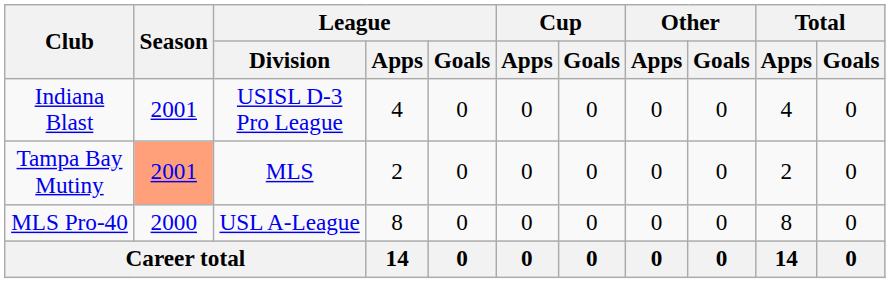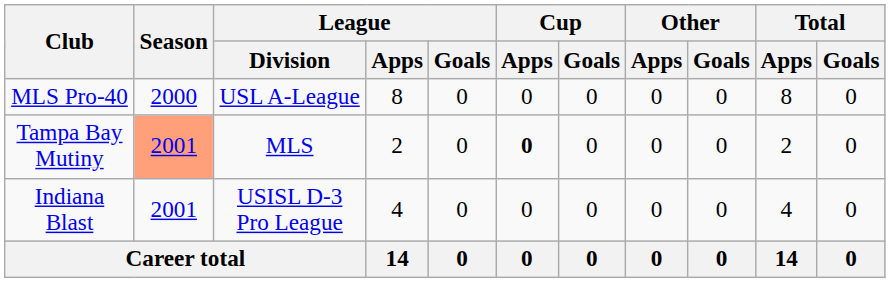rows swapped: (69, 222) <-> (69, 109)
(527, 172) normal -> (527, 146) bold
